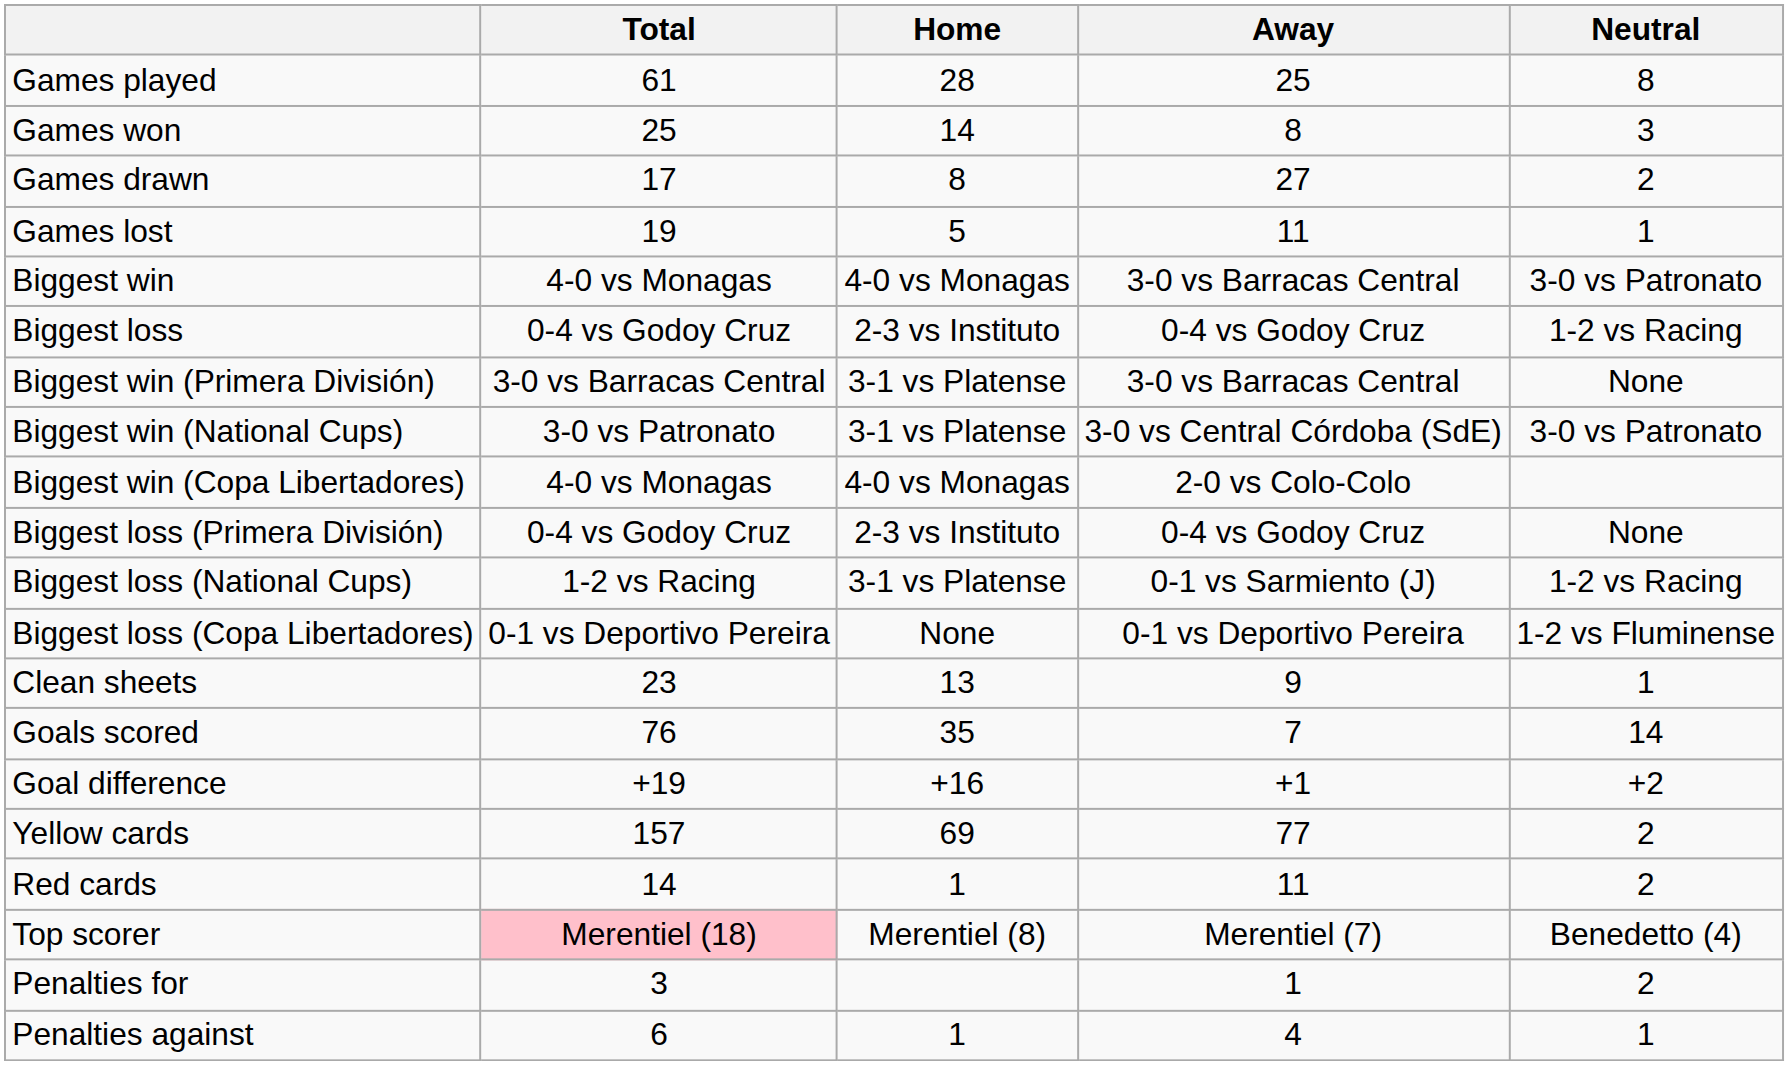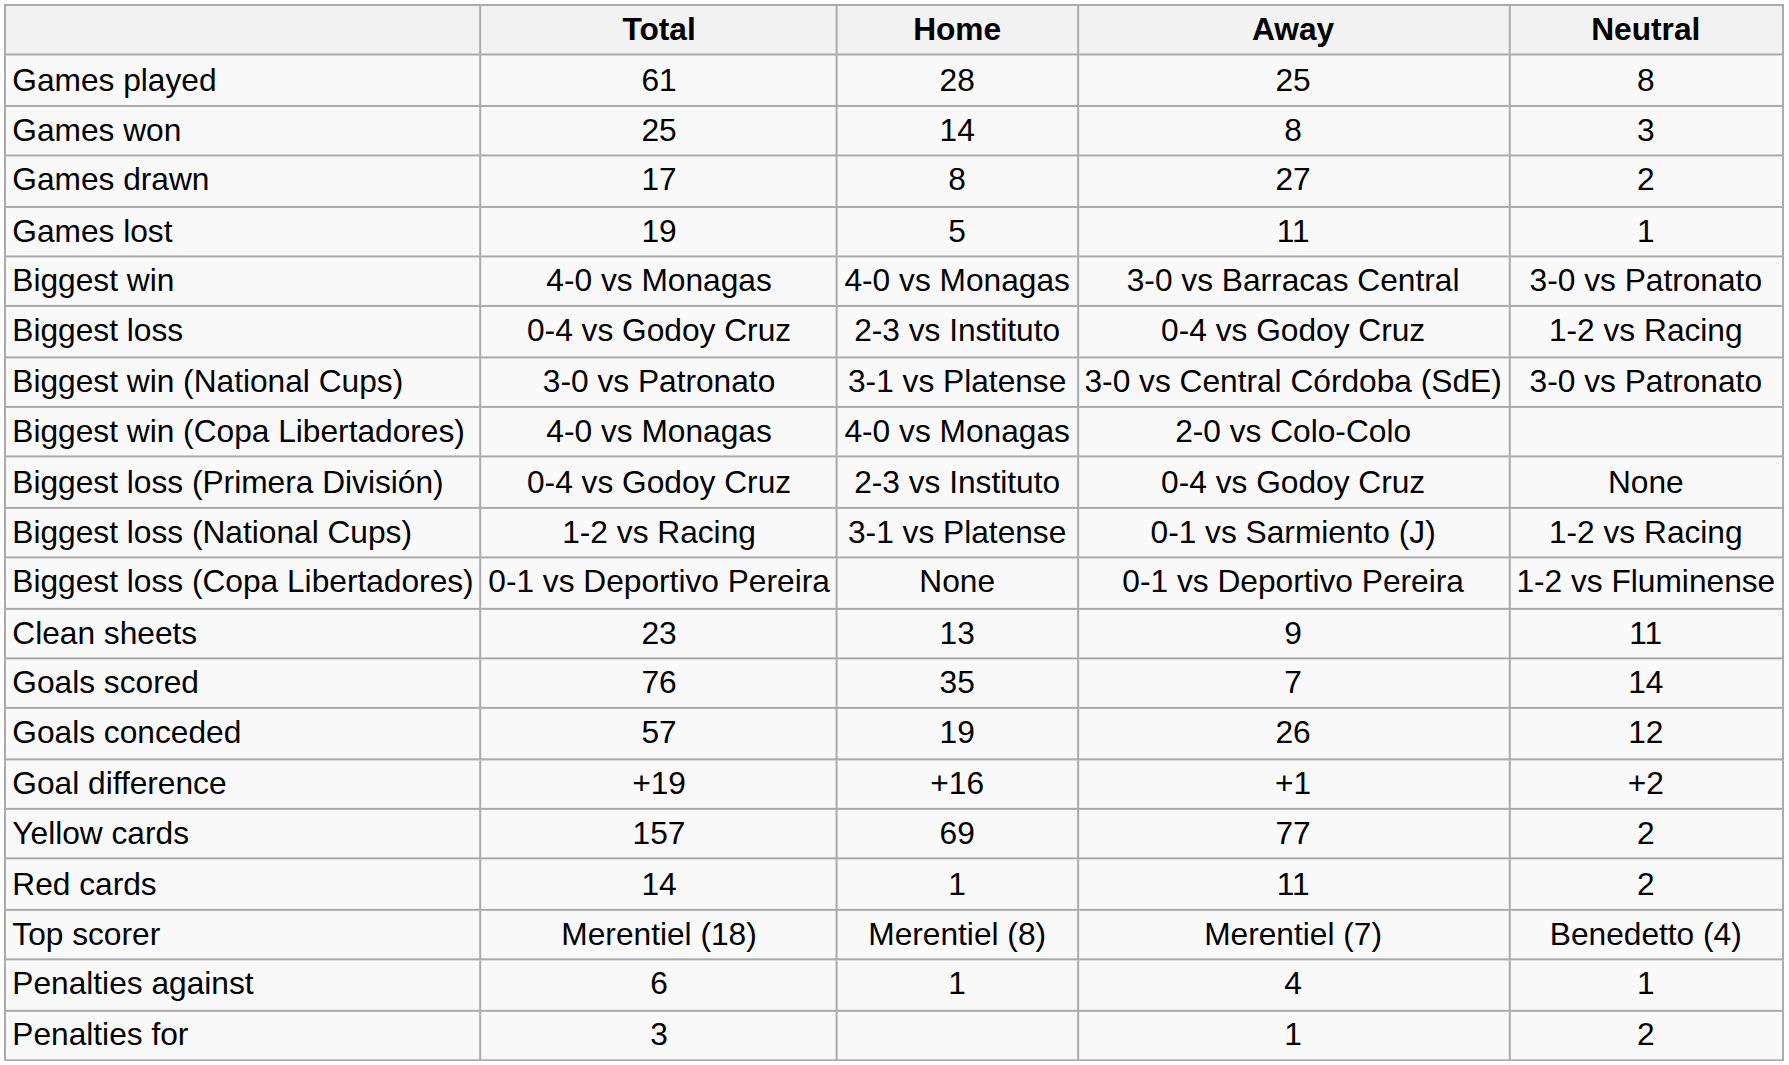- row: (224, 381)
(1646, 682) 1 -> (1646, 632) 11
+ row: (127, 733)
(659, 933) pink background -> (659, 933) no background
rows swapped: (100, 984) <-> (133, 1034)
